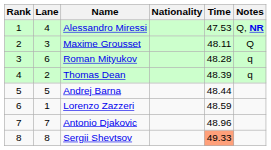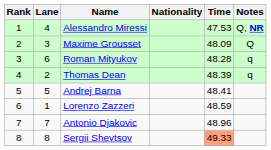(219, 43) 48.11 -> (219, 43) 48.09
(219, 91) 48.44 -> (219, 91) 48.41
